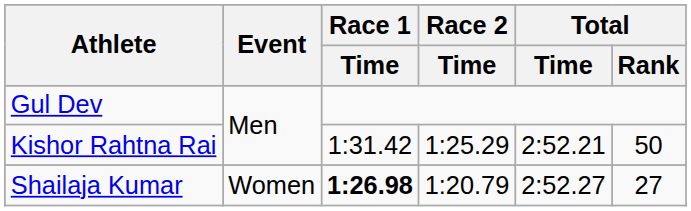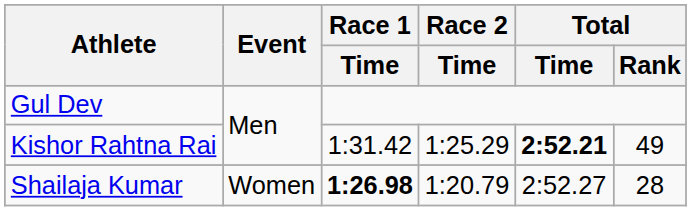(563, 145) normal -> (564, 145) bold
(649, 145) 50 -> (650, 145) 49
(649, 185) 27 -> (650, 185) 28
